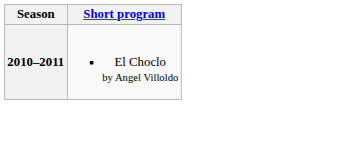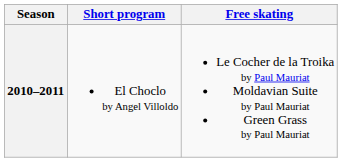+ column: (259, 14)
